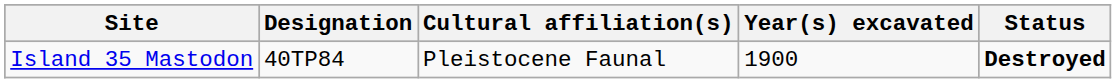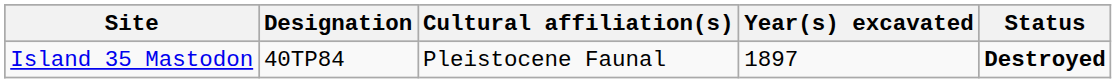(771, 60) 1900 -> (771, 60) 1897
